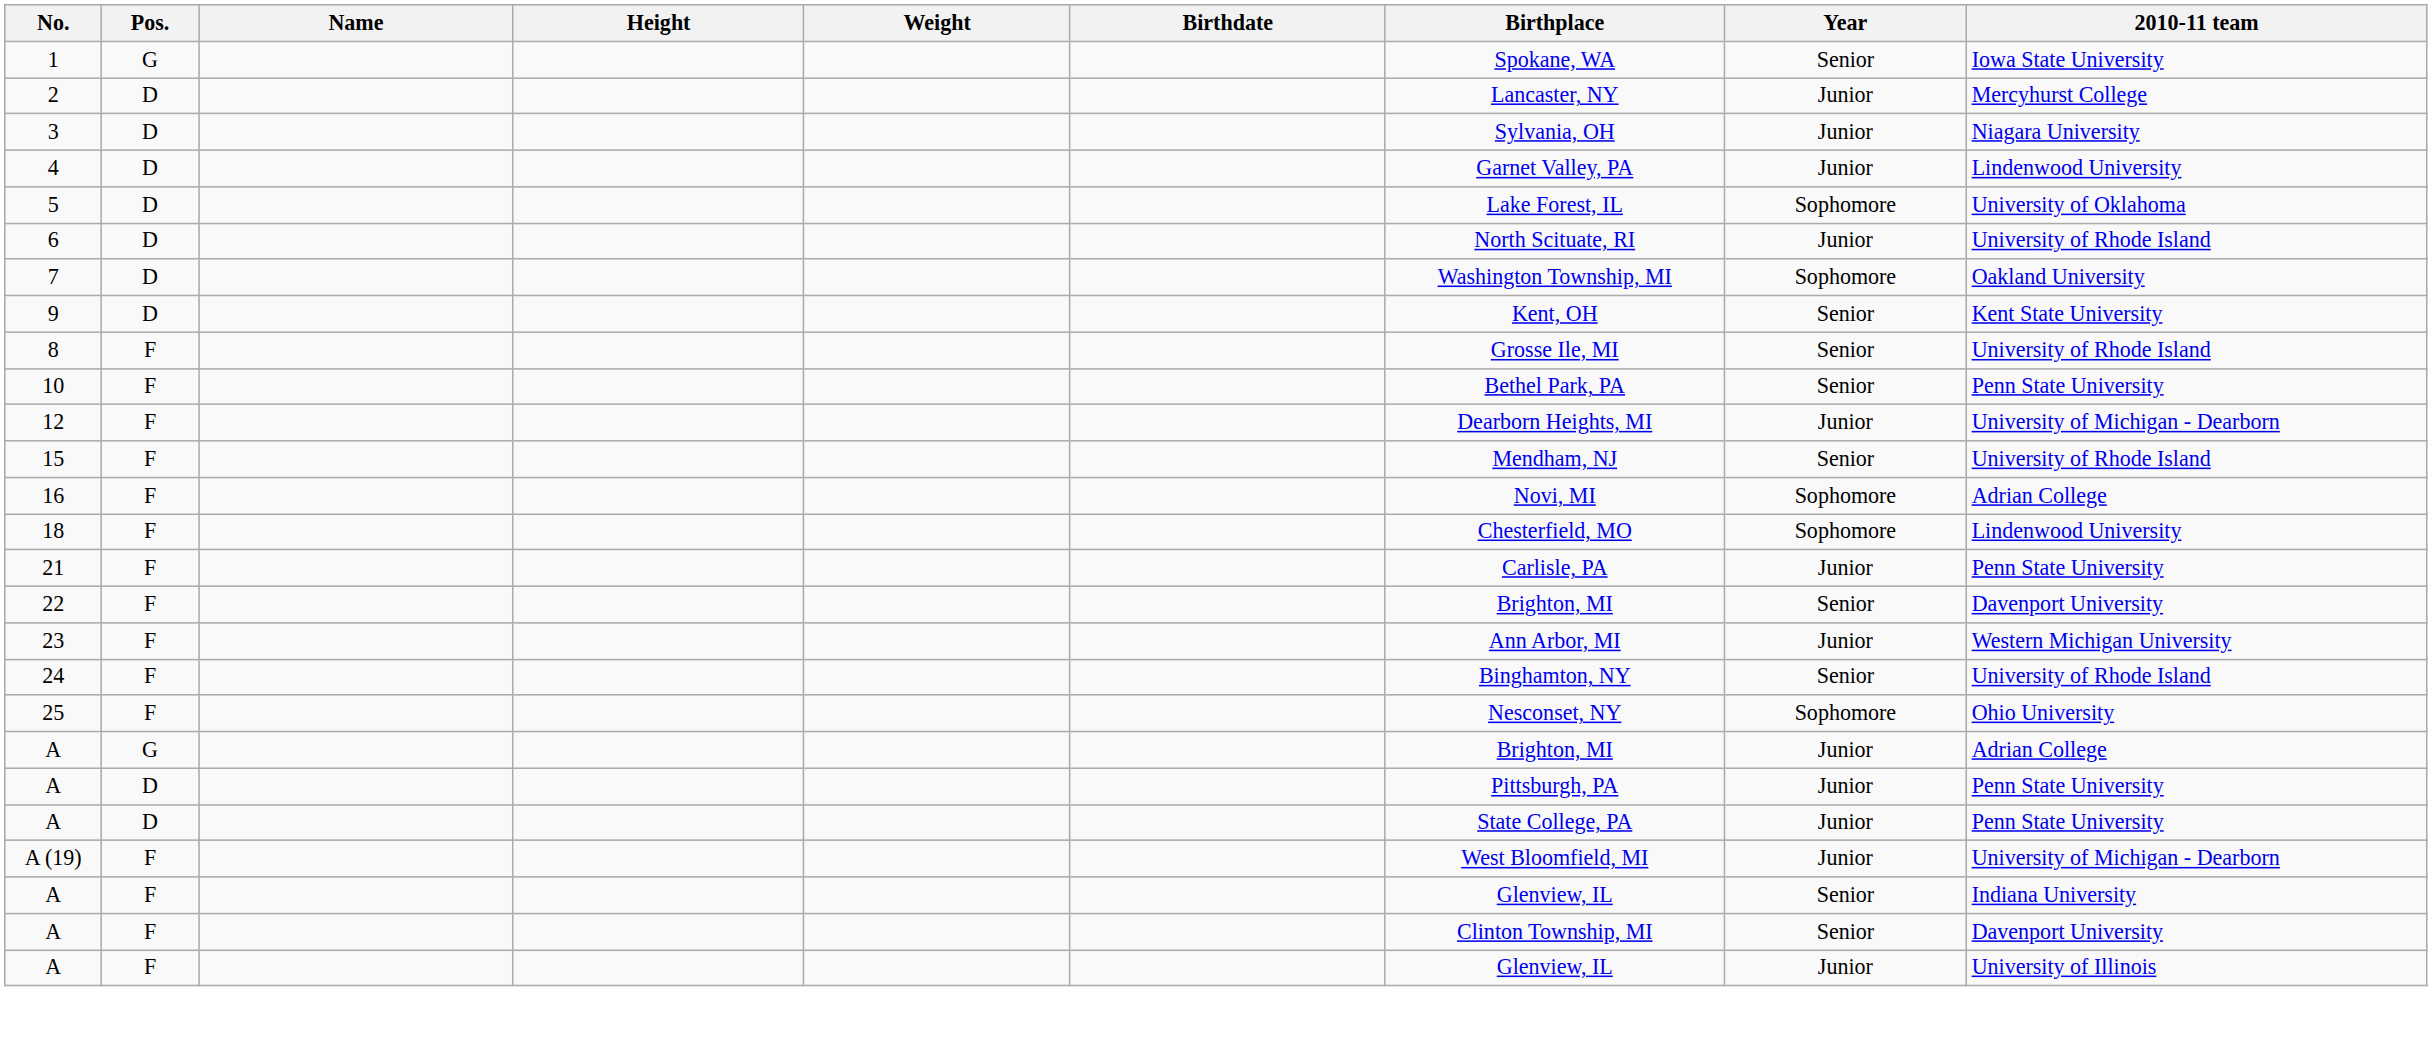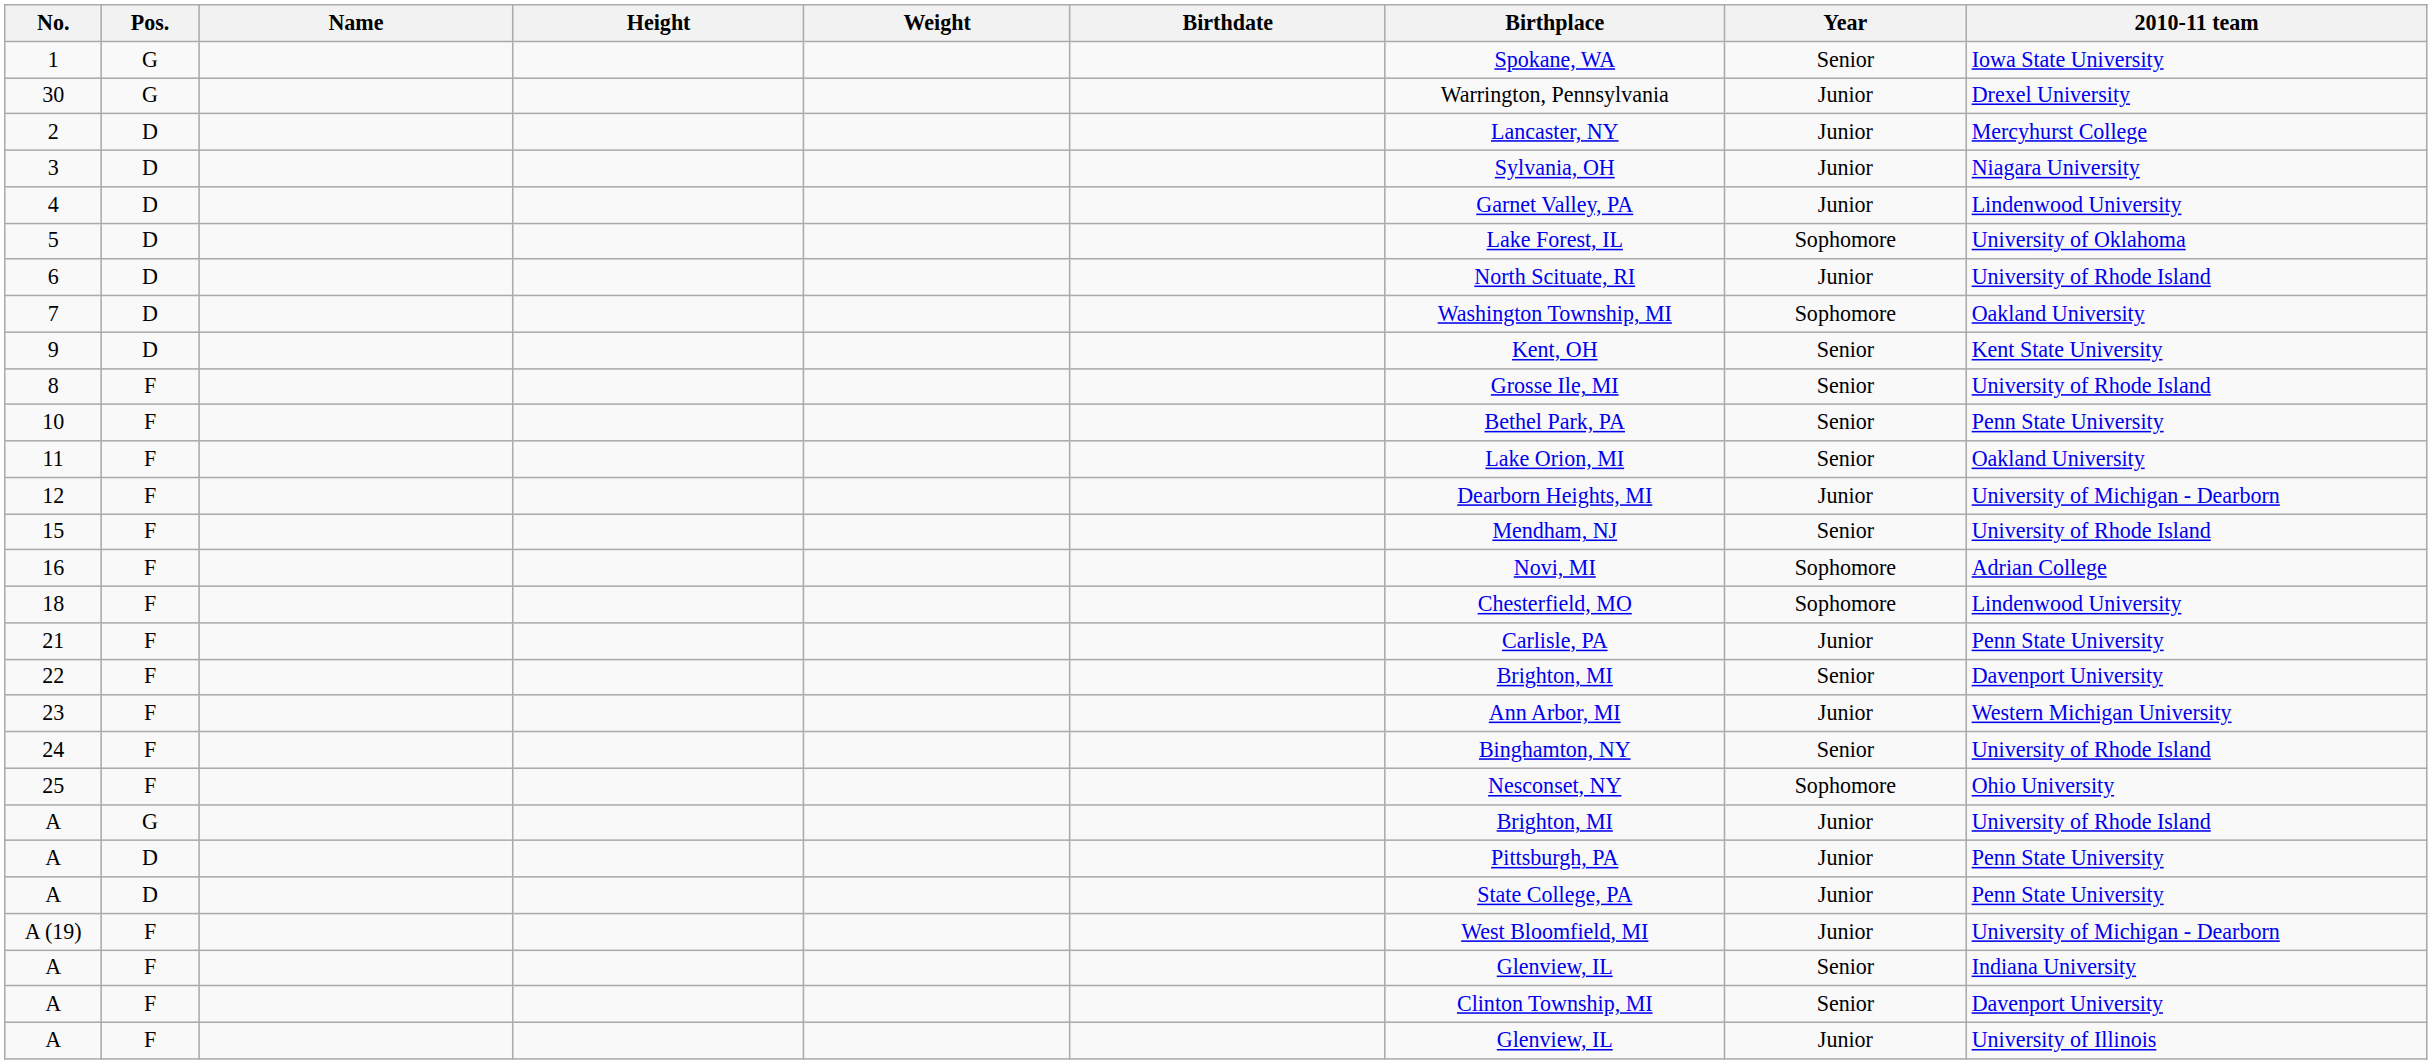+ row: (53, 95)
+ row: (53, 459)
(2039, 749) Adrian College -> (2091, 822) University of Rhode Island
